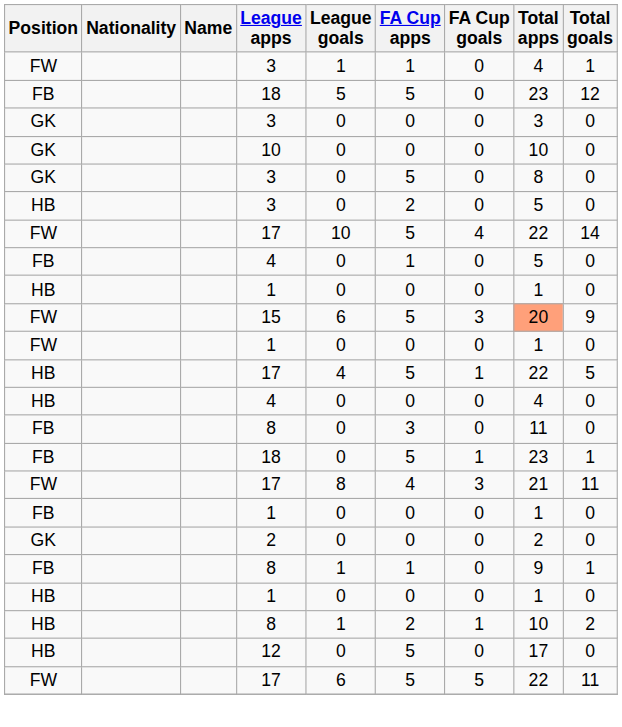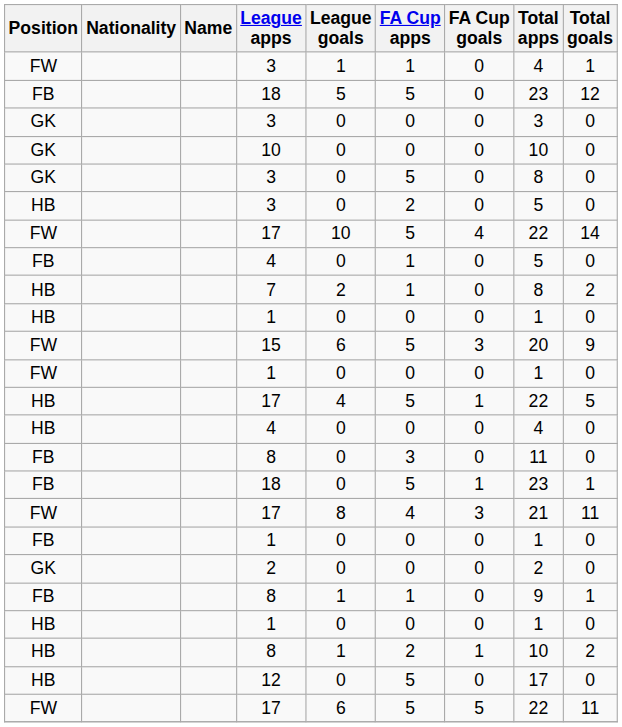+ row: (43, 289)
(538, 317) lightsalmon background -> (538, 345) no background
